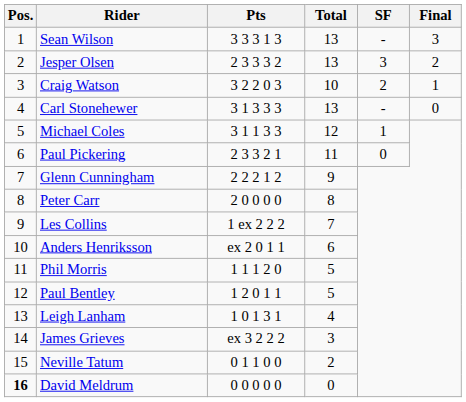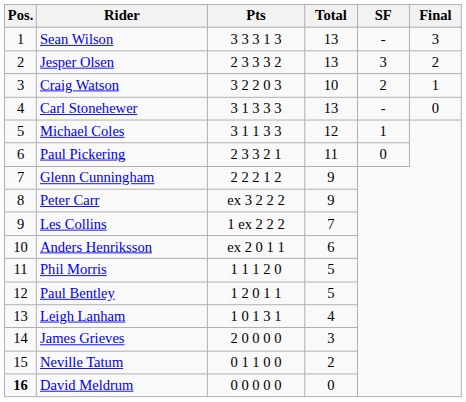(256, 200) 2 0 0 0 0 -> (256, 200) ex 3 2 2 2
(331, 200) 8 -> (331, 200) 9
(256, 339) ex 3 2 2 2 -> (256, 339) 2 0 0 0 0
